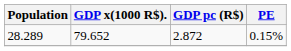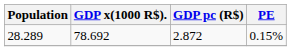(92, 35) 79.652 -> (92, 35) 78.692
